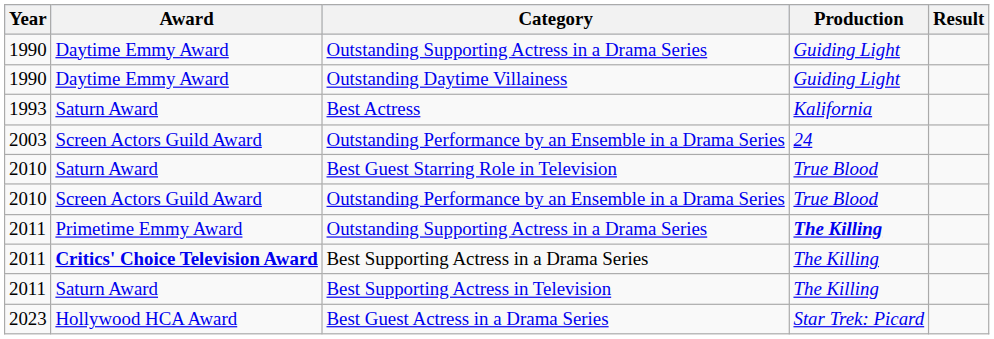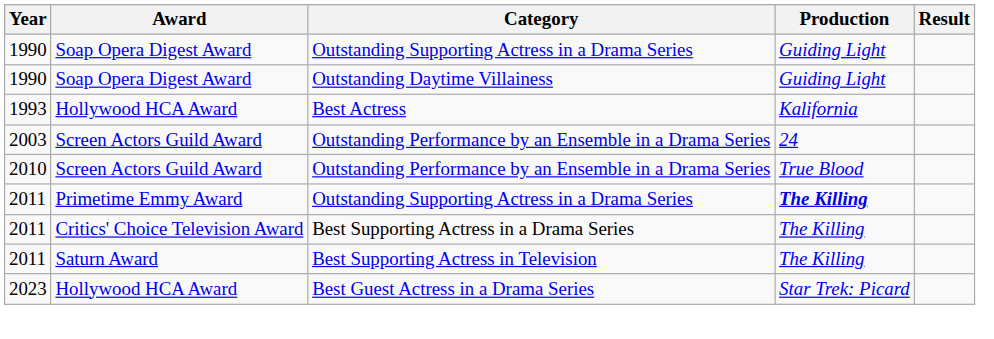(142, 49) Daytime Emmy Award -> (153, 49) Soap Opera Digest Award
(142, 79) Daytime Emmy Award -> (153, 79) Soap Opera Digest Award
(107, 109) Saturn Award -> (146, 109) Hollywood HCA Award
- row: (28, 169)
(187, 259) bold -> (179, 229) normal
